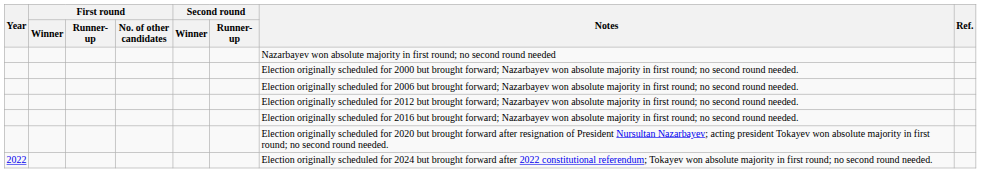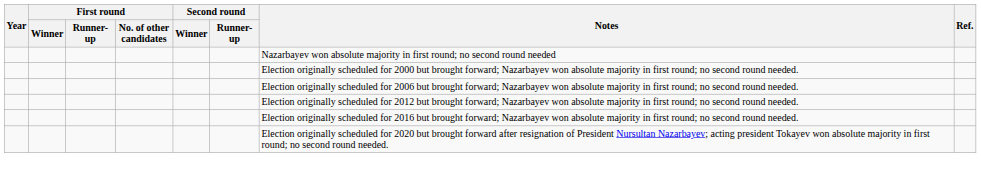- row: (17, 160)
